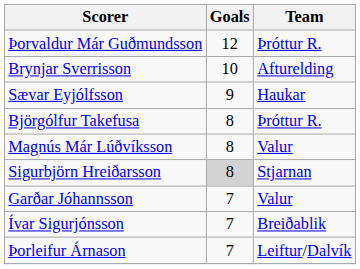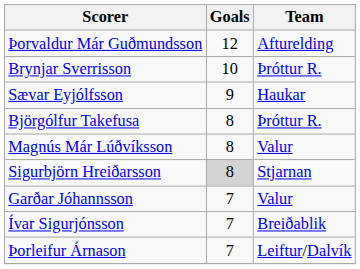(289, 43) Þróttur R. -> (295, 43) Afturelding
(295, 69) Afturelding -> (289, 69) Þróttur R.
